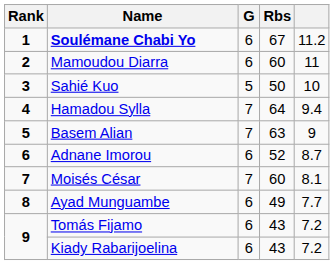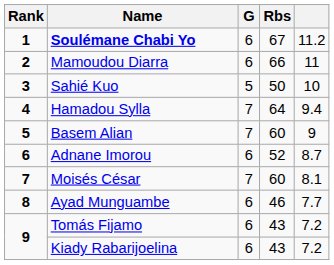(277, 63) 60 -> (277, 63) 66
(277, 133) 63 -> (277, 133) 60
(277, 202) 49 -> (277, 202) 46
